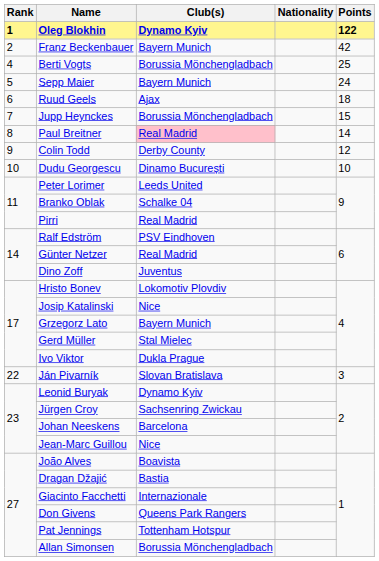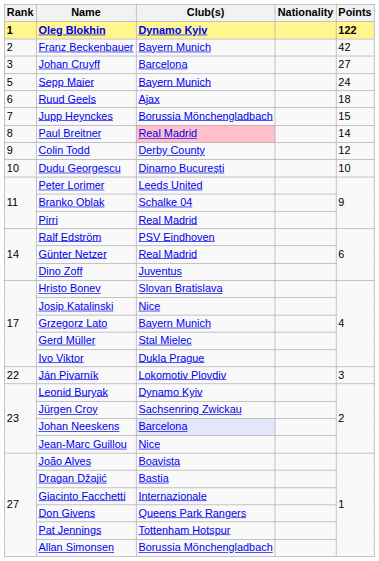+ row: (69, 64)
- row: (65, 64)
(182, 289) Lokomotiv Plovdiv -> (180, 289) Slovan Bratislava
(180, 375) Slovan Bratislava -> (182, 375) Lokomotiv Plovdiv
(163, 427) no background -> (163, 427) lavender background
